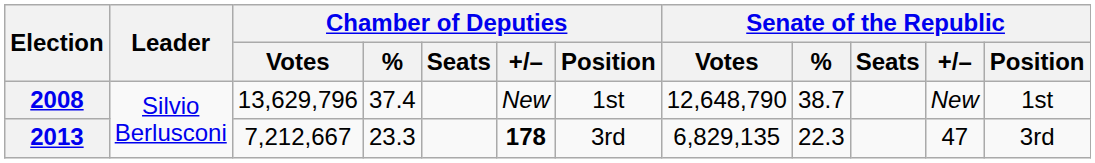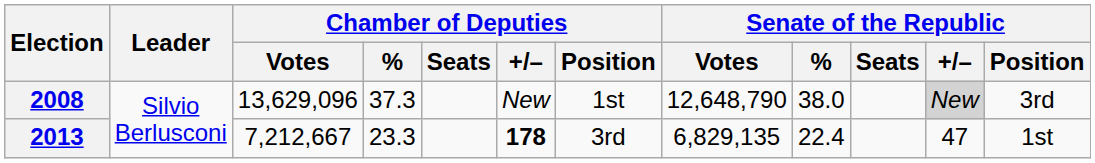(298, 99) 13,629,796 -> (298, 99) 13,629,096
(392, 99) 37.4 -> (392, 99) 37.3
(821, 99) 38.7 -> (821, 99) 38.0
(955, 99) no background -> (955, 99) lightgrey background
(1037, 99) 1st -> (1037, 99) 3rd
(821, 137) 22.3 -> (821, 137) 22.4
(1037, 137) 3rd -> (1037, 137) 1st
